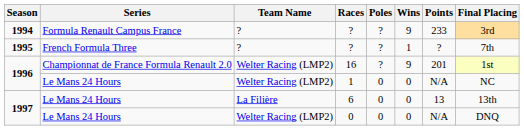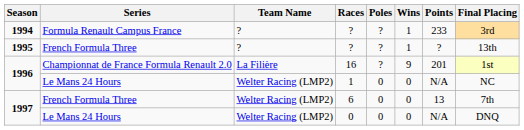(409, 30) 9 -> (409, 30) 1
(487, 47) 7th -> (487, 47) 13th
(285, 65) Welter Racing (LMP2) -> (257, 65) La Filière
(82, 99) Le Mans 24 Hours -> (90, 99) French Formula Three
(257, 99) La Filière -> (285, 99) Welter Racing (LMP2)
(487, 99) 13th -> (487, 99) 7th
